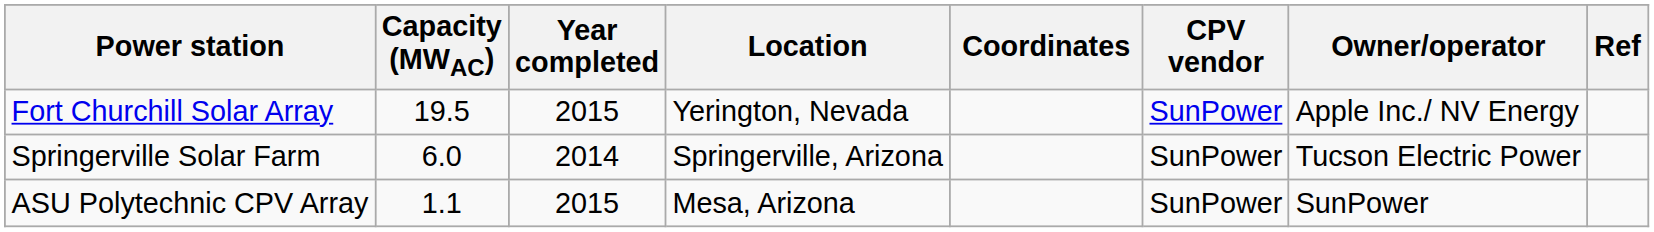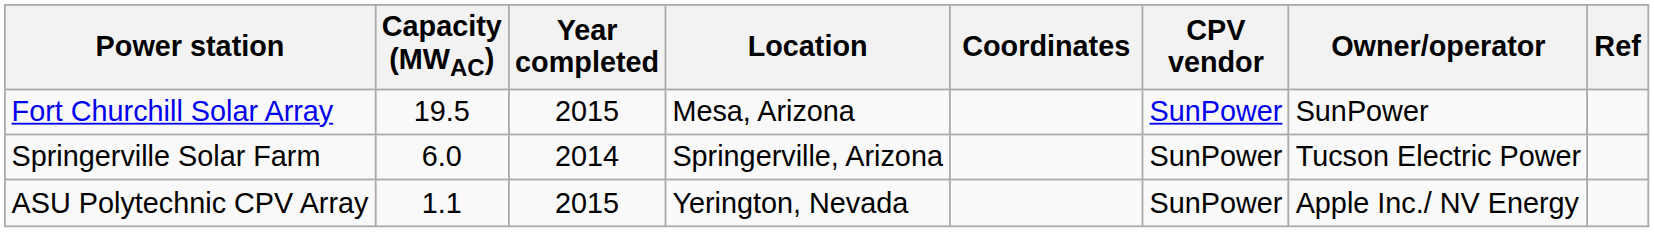(790, 111) Yerington, Nevada -> (764, 111) Mesa, Arizona
(1437, 111) Apple Inc./ NV Energy -> (1362, 111) SunPower
(764, 202) Mesa, Arizona -> (790, 202) Yerington, Nevada
(1362, 202) SunPower -> (1437, 202) Apple Inc./ NV Energy
